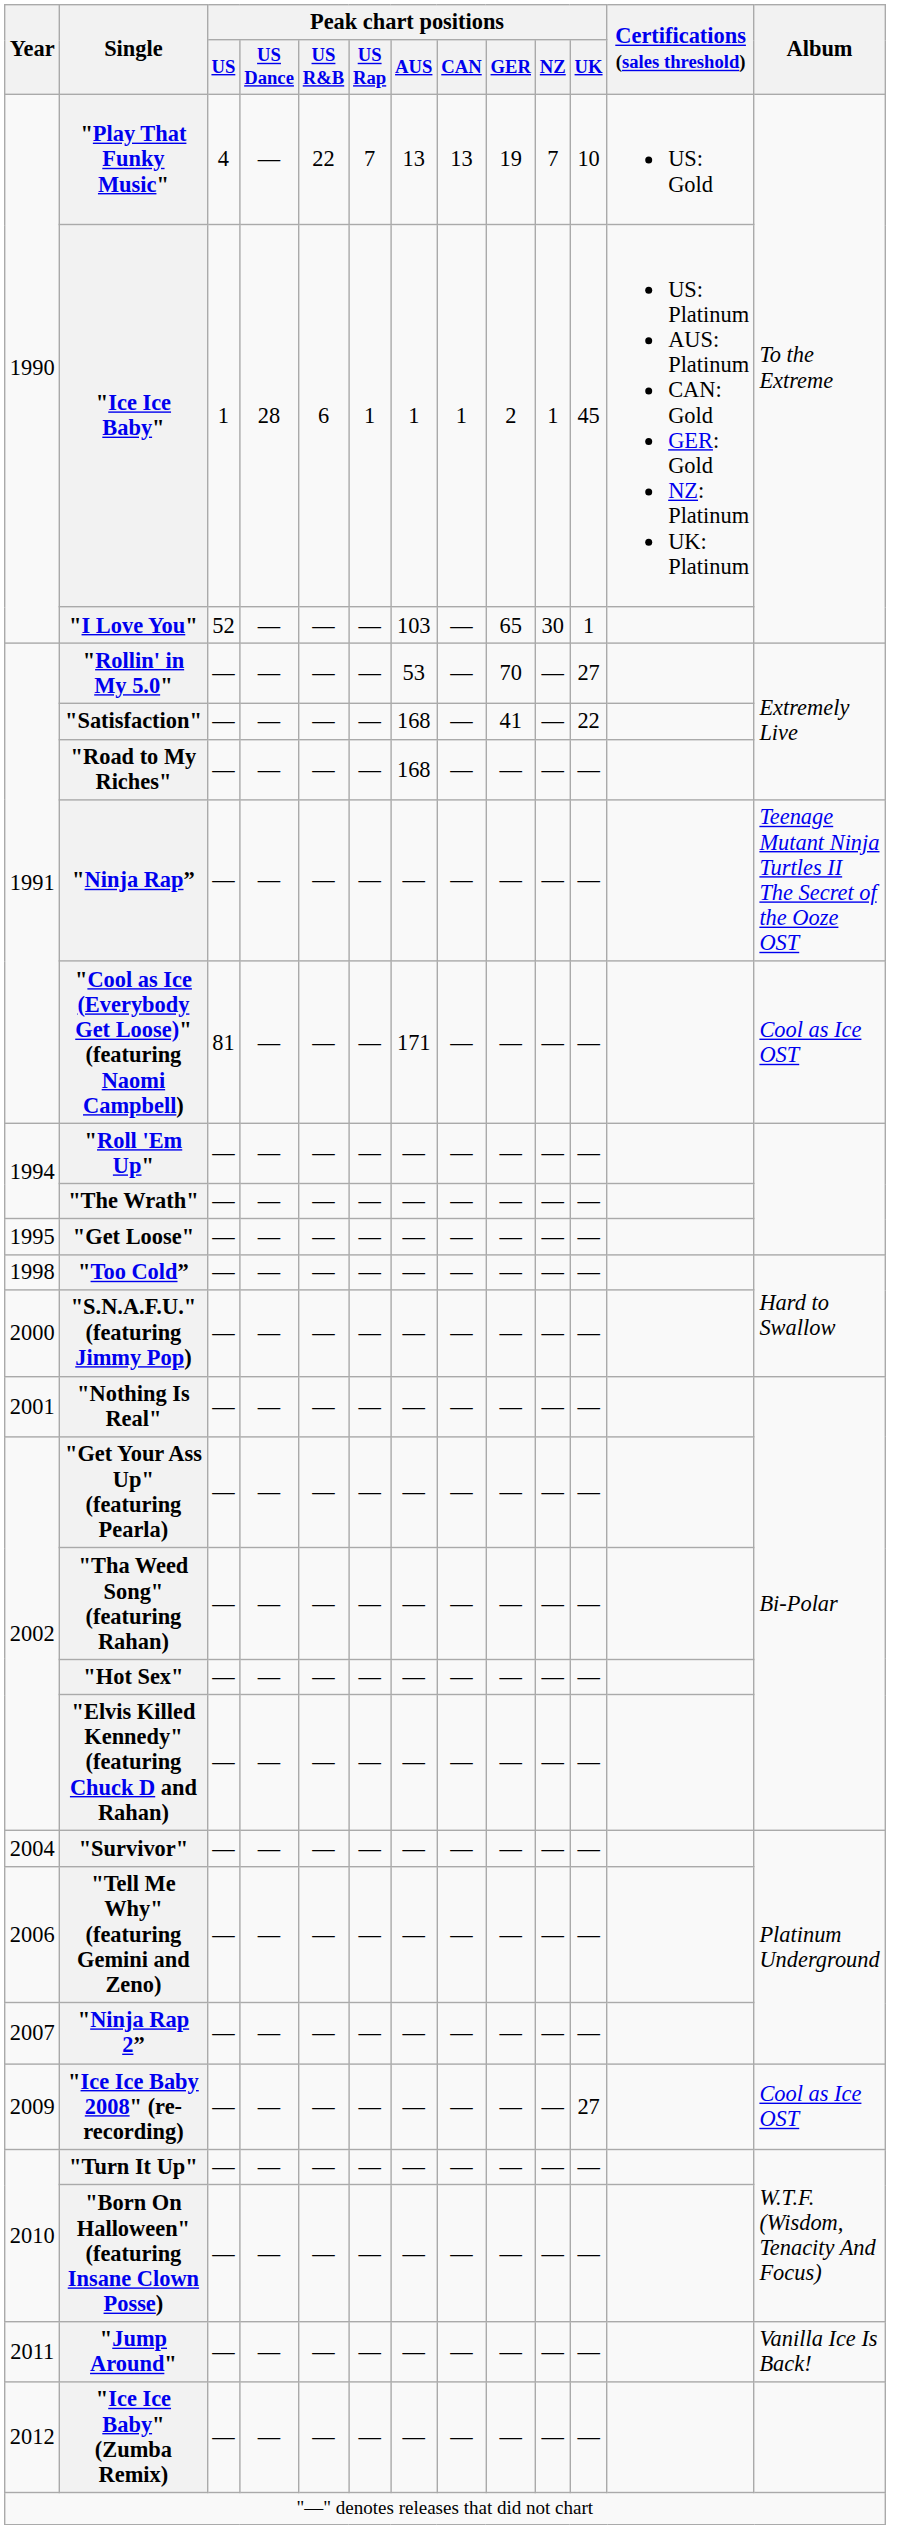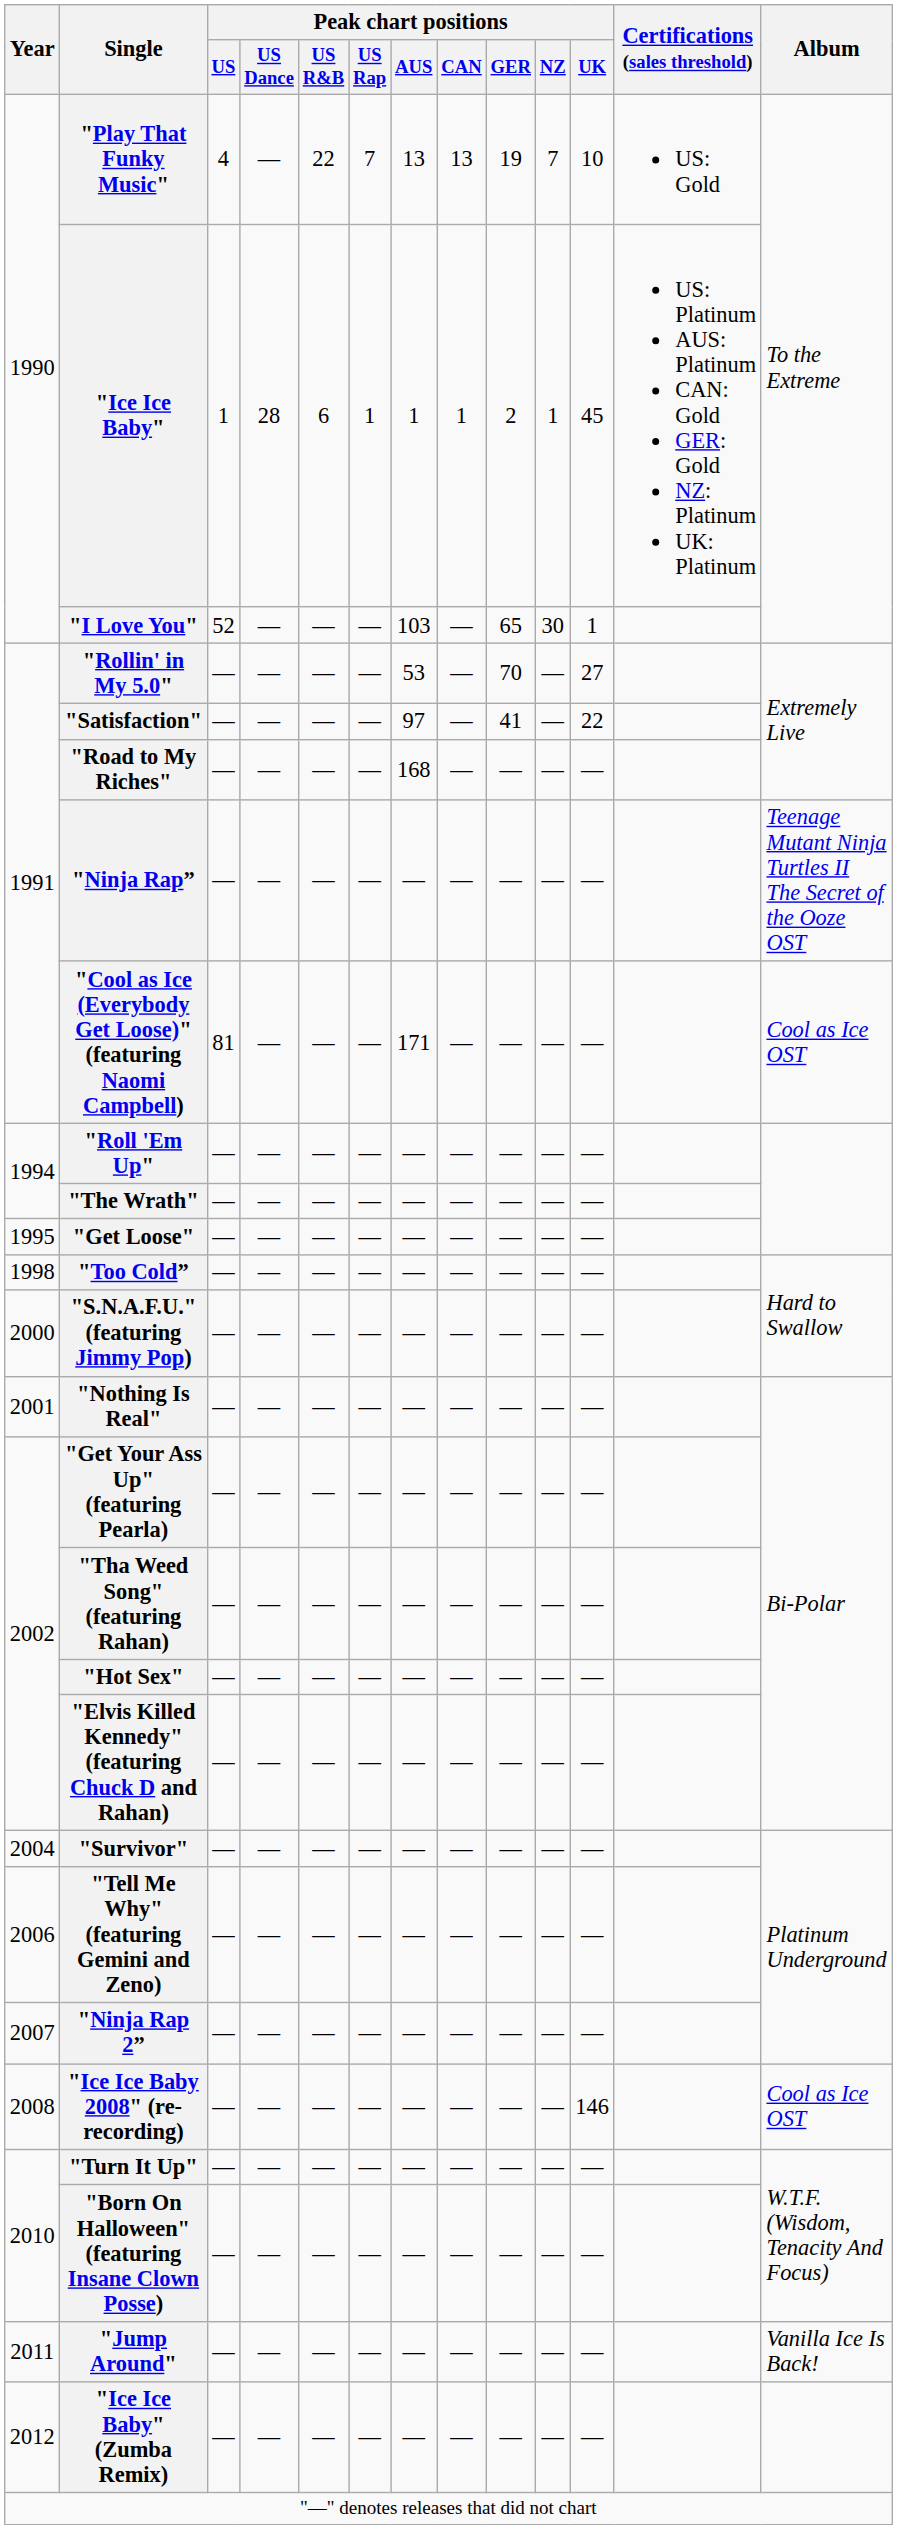(414, 721) 168 -> (414, 721) 97
(32, 2106) 2009 -> (32, 2106) 2008
(589, 2106) 27 -> (592, 2106) 146
